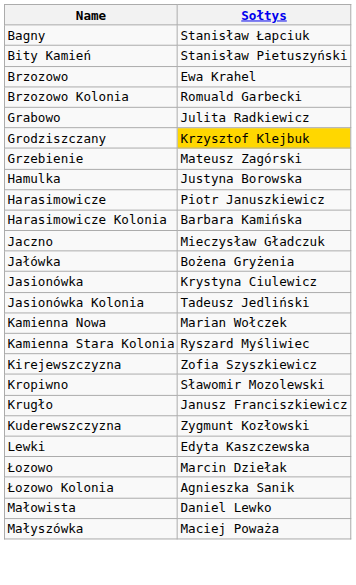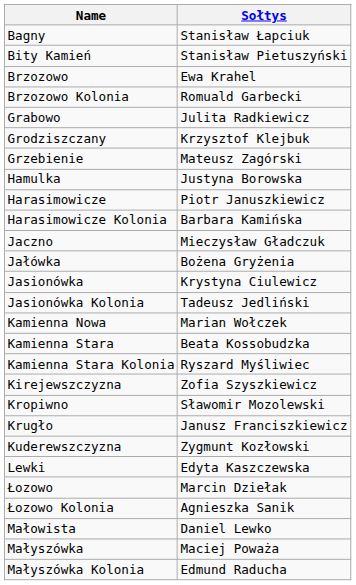(245, 138) gold background -> (245, 138) no background
+ row: (61, 344)
+ row: (76, 570)
